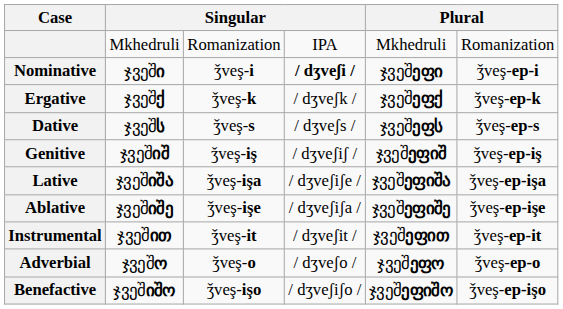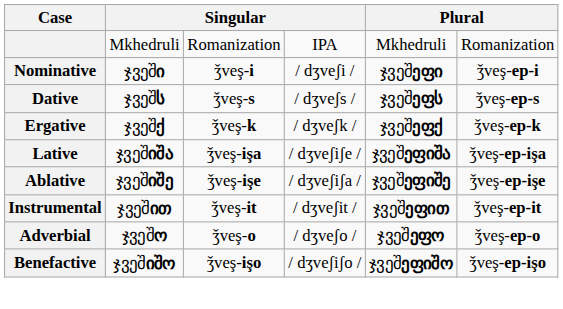(325, 70) bold -> (325, 70) normal
rows swapped: (55, 98) <-> (55, 125)
- row: (55, 153)
